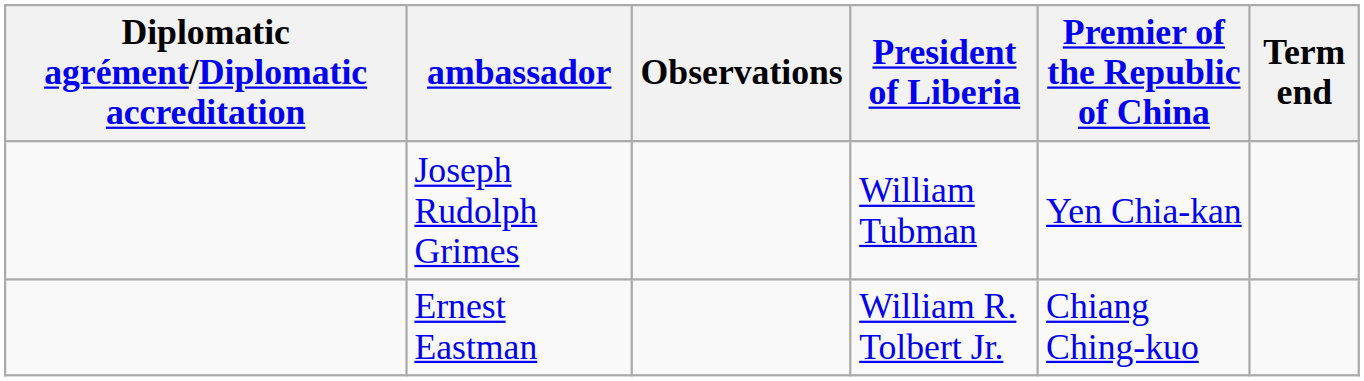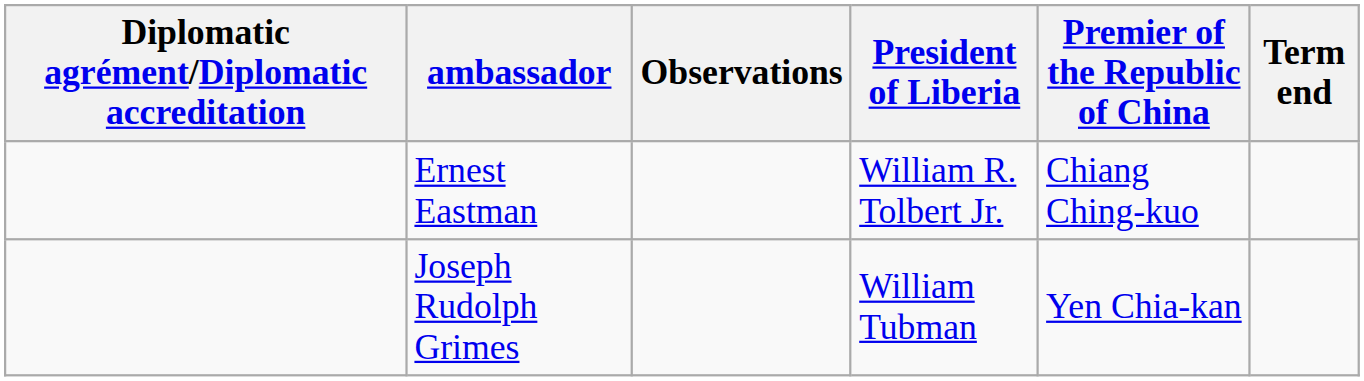rows swapped: (476, 209) <-> (476, 326)
